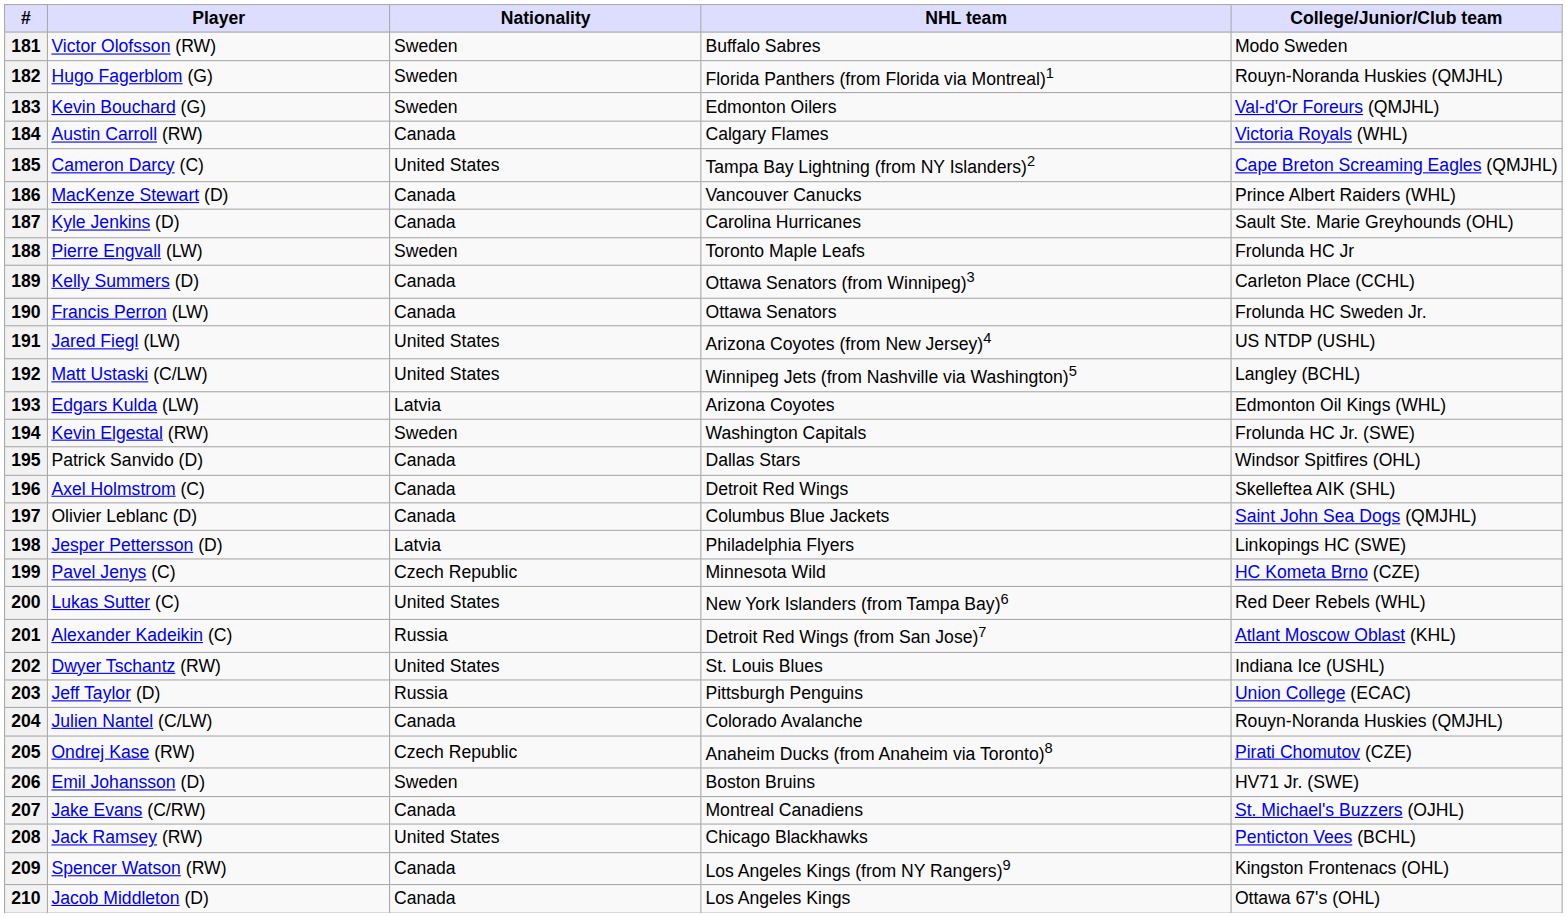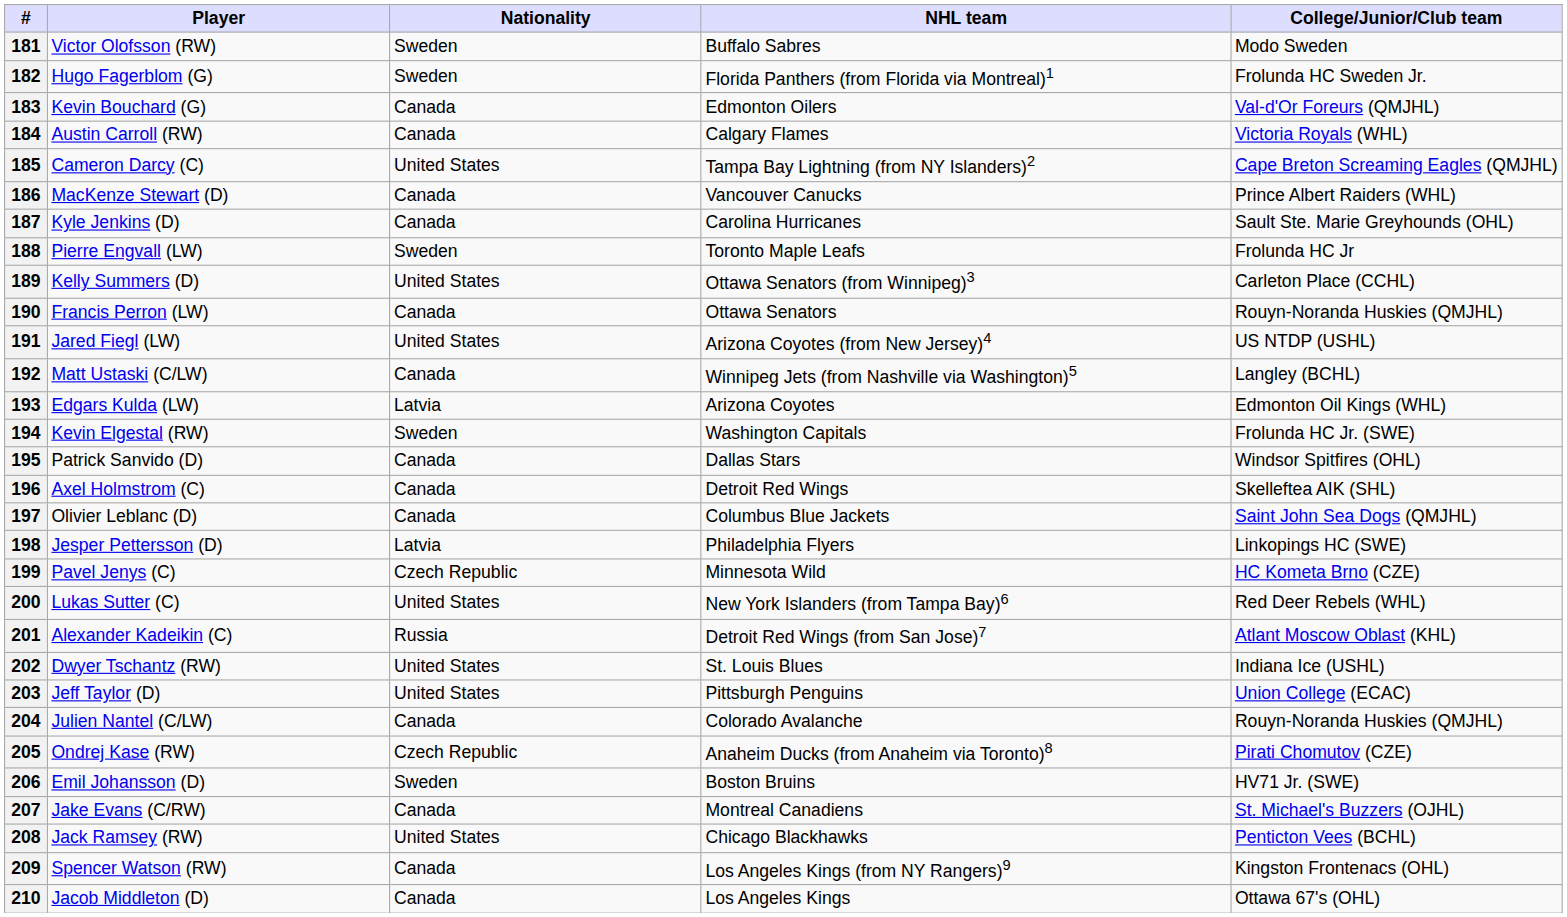(1369, 76) Rouyn-Noranda Huskies (QMJHL) -> (1331, 76) Frolunda HC Sweden Jr.
(426, 106) Sweden -> (425, 106) Canada
(425, 281) Canada -> (447, 281) United States
(1331, 311) Frolunda HC Sweden Jr. -> (1369, 311) Rouyn-Noranda Huskies (QMJHL)
(447, 374) United States -> (425, 374) Canada
(421, 693) Russia -> (447, 693) United States
